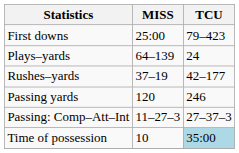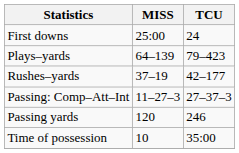(206, 35) 79–423 -> (193, 35) 24
(193, 55) 24 -> (206, 55) 79–423
rows swapped: (43, 96) <-> (68, 117)
(201, 138) lightblue background -> (201, 138) no background
